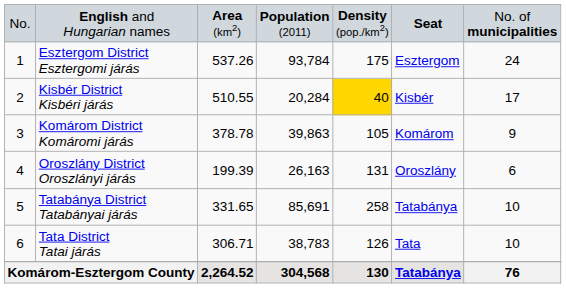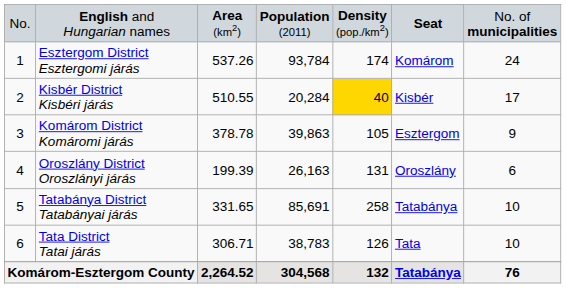(377, 61) 175 -> (377, 61) 174
(427, 61) Esztergom -> (424, 61) Komárom
(424, 134) Komárom -> (427, 134) Esztergom
(377, 272) 130 -> (377, 272) 132
